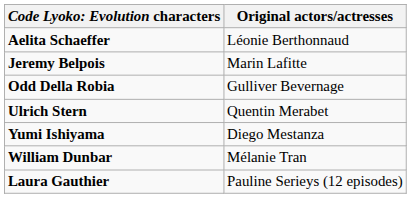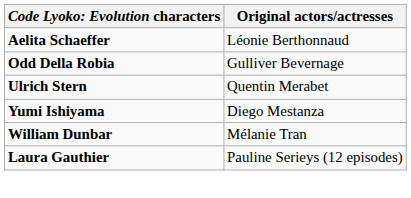- row: (56, 63)
